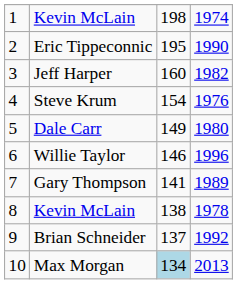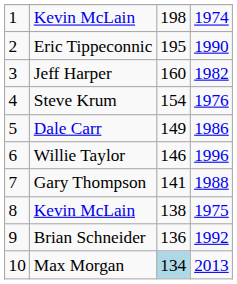(211, 127) 1980 -> (211, 127) 1986
(211, 182) 1989 -> (211, 182) 1988
(211, 210) 1978 -> (211, 210) 1975
(173, 237) 137 -> (173, 237) 136
